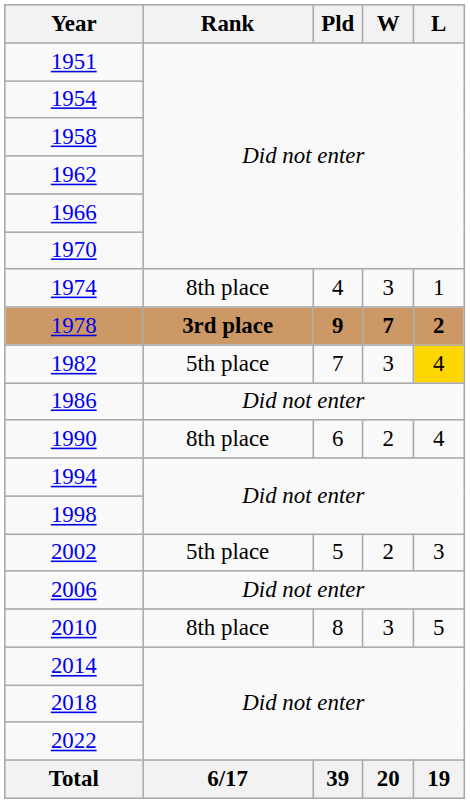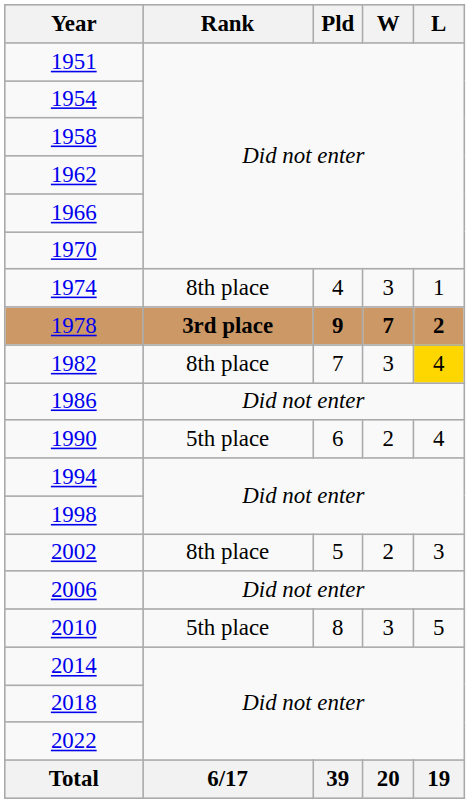(228, 363) 5th place -> (228, 363) 8th place
(228, 439) 8th place -> (228, 439) 5th place
(228, 552) 5th place -> (228, 552) 8th place
(228, 627) 8th place -> (228, 627) 5th place
